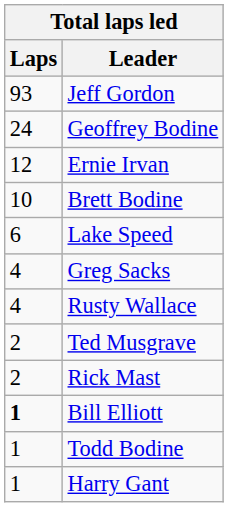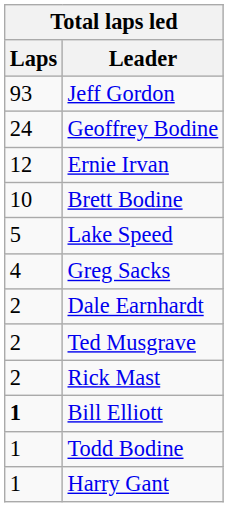(15, 235) 6 -> (15, 235) 5
- row: (132, 306)
+ row: (136, 306)
